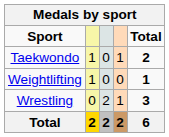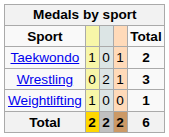rows swapped: (45, 79) <-> (45, 101)
